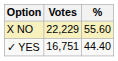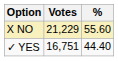(63, 30) 22,229 -> (63, 30) 21,229
